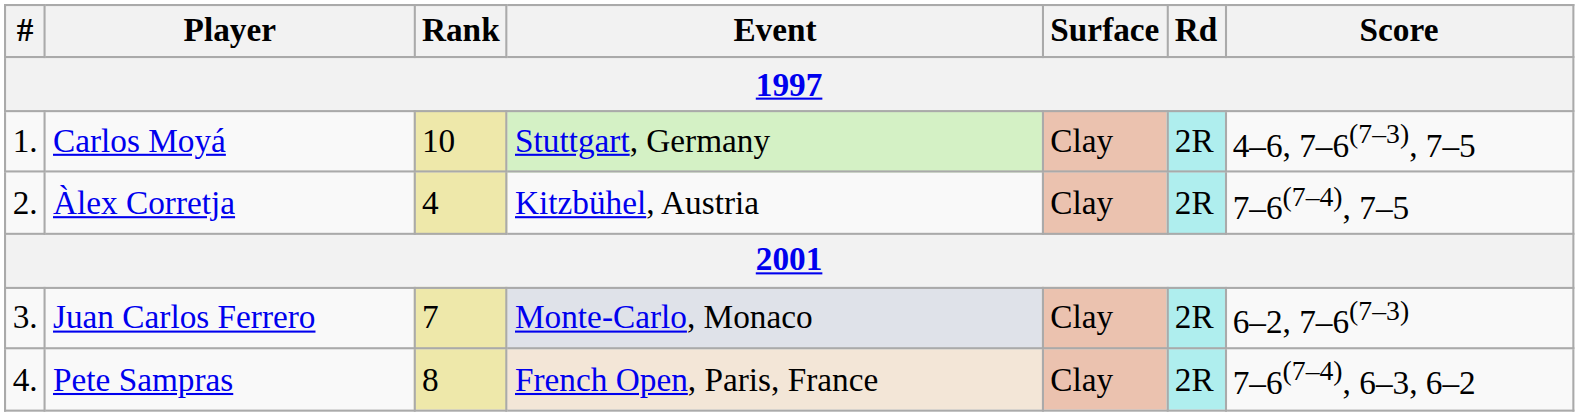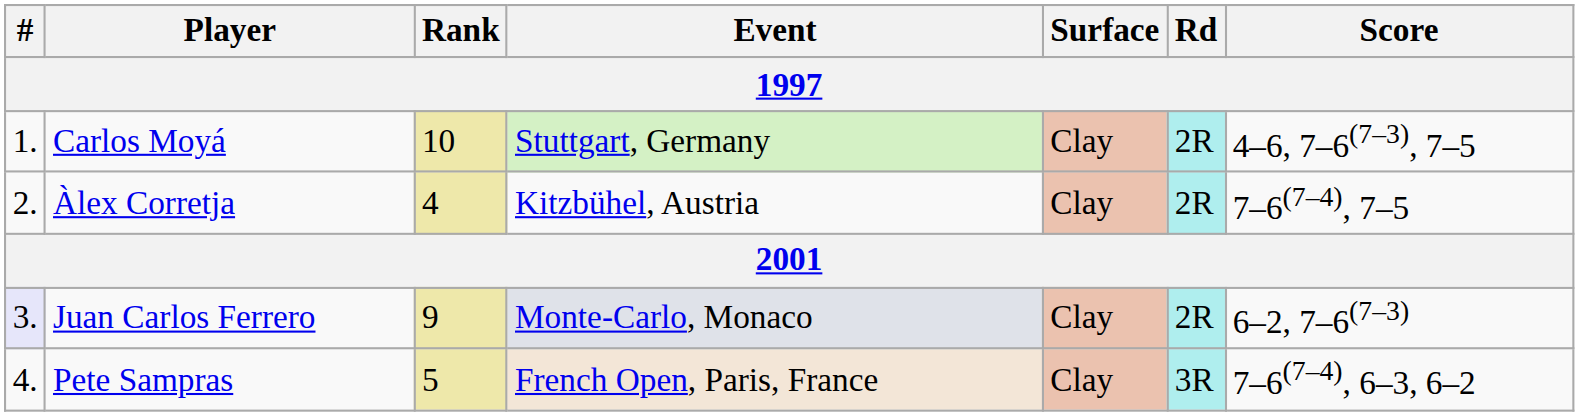(25, 317) no background -> (25, 317) lavender background
(430, 317) 7 -> (430, 317) 9
(430, 379) 8 -> (430, 379) 5
(1194, 379) 2R -> (1194, 379) 3R
